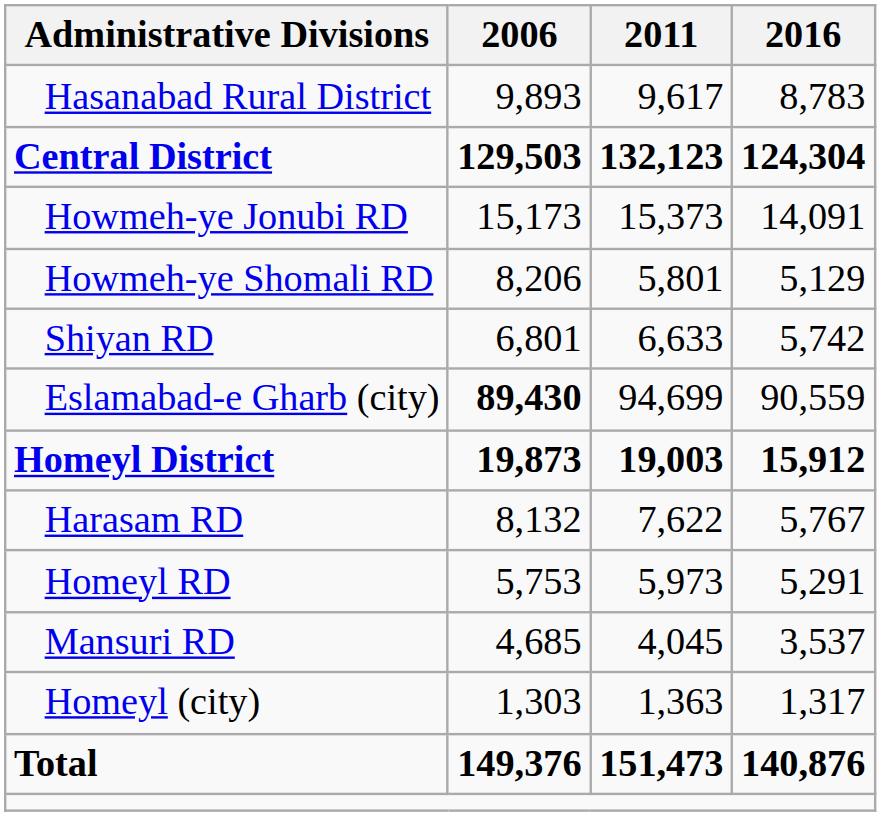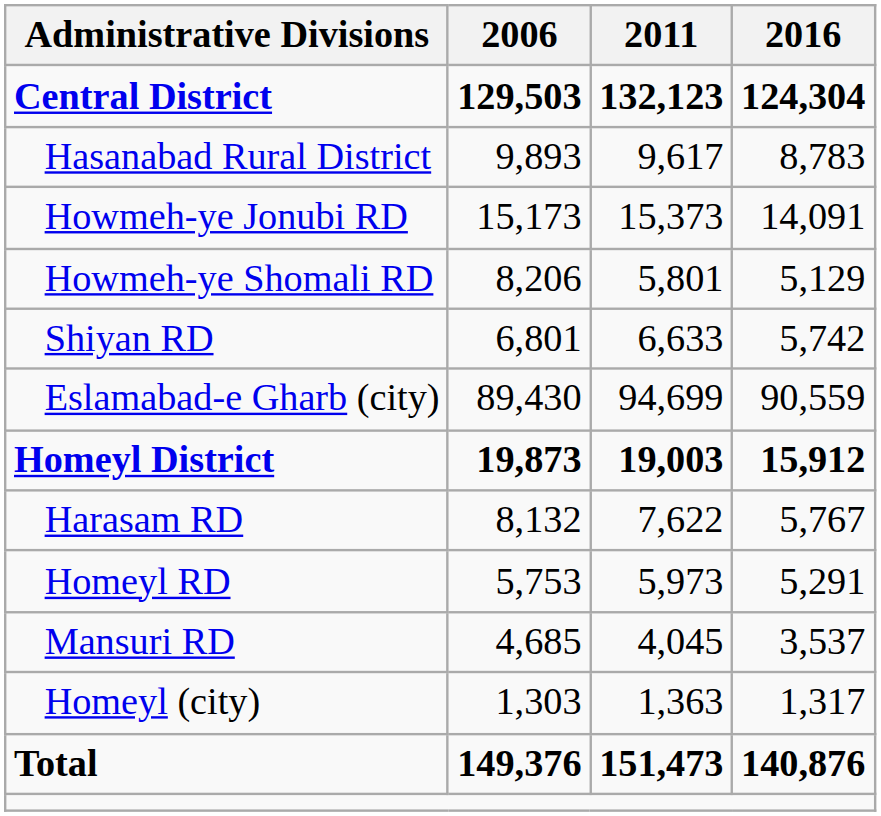rows swapped: (143, 156) <-> (238, 95)
(529, 398) bold -> (529, 398) normal
